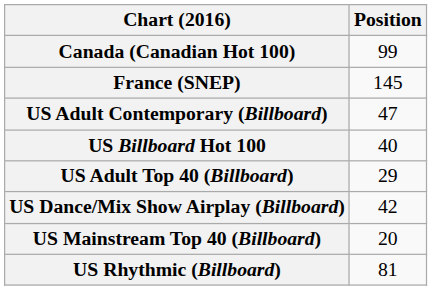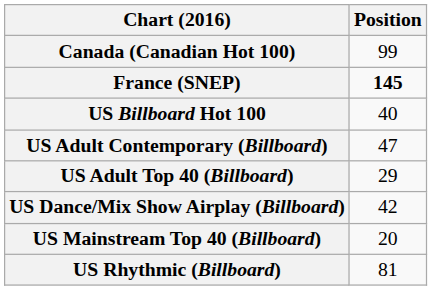(388, 82) normal -> (388, 82) bold
rows swapped: (177, 144) <-> (177, 113)
